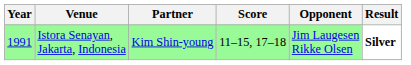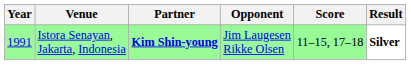columns swapped: (326, 14) <-> (253, 14)
(172, 42) normal -> (175, 42) bold
